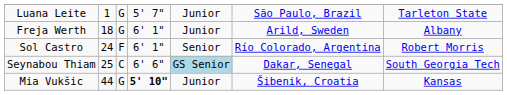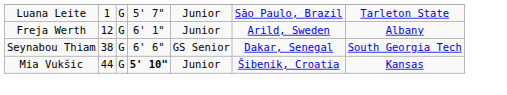(107, 30) 18 -> (107, 30) 12
- row: (51, 47)
(107, 64) 25 -> (107, 47) 38
(122, 64) C -> (122, 47) G
(201, 64) lightblue background -> (201, 47) no background
